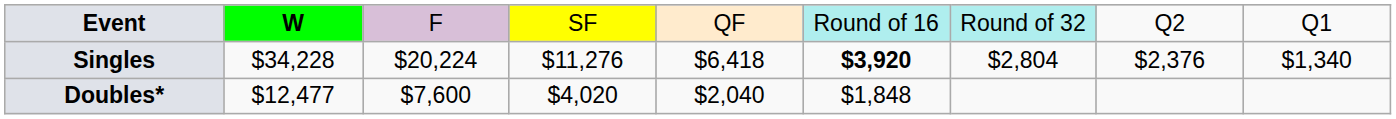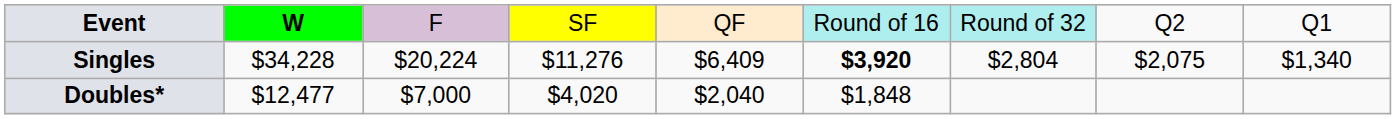(729, 60) $6,418 -> (729, 60) $6,409
(1170, 60) $2,376 -> (1170, 60) $2,075
(436, 96) $7,600 -> (436, 96) $7,000
